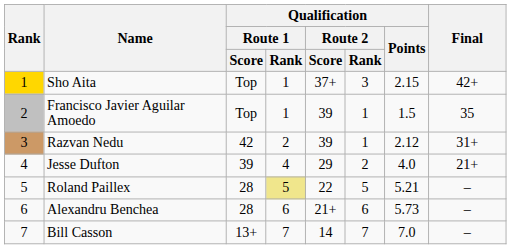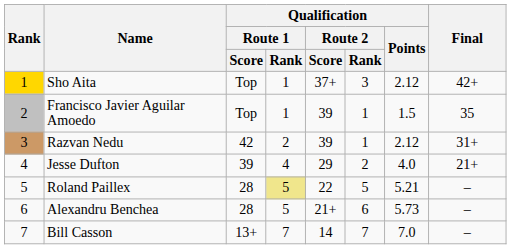(407, 82) 2.15 -> (407, 82) 2.12
(286, 210) 6 -> (286, 210) 5
